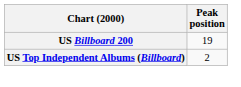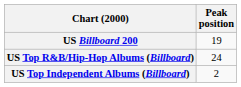+ row: (100, 57)
